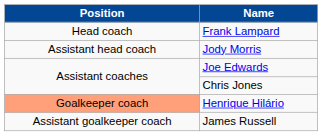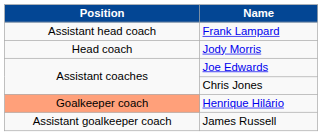(102, 31) Head coach -> (102, 31) Assistant head coach
(102, 49) Assistant head coach -> (102, 49) Head coach
